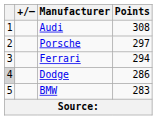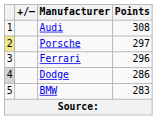(10, 44) no background -> (10, 44) khaki background
(141, 60) 294 -> (141, 60) 296
